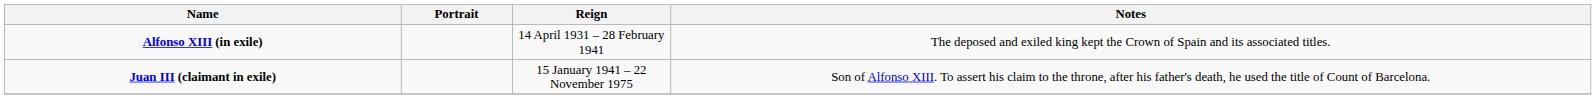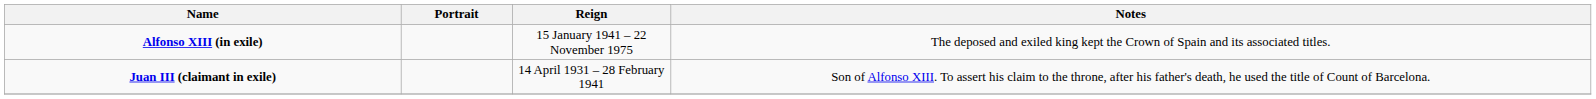(591, 42) 14 April 1931 – 28 February 1941 -> (591, 42) 15 January 1941 – 22 November 1975
(591, 76) 15 January 1941 – 22 November 1975 -> (591, 76) 14 April 1931 – 28 February 1941
